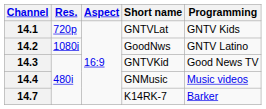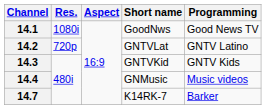(65, 29) 720p -> (66, 29) 1080i
(146, 29) GNTVLat -> (147, 29) GoodNws
(213, 29) GNTV Kids -> (223, 29) Good News TV
(66, 46) 1080i -> (65, 46) 720p
(147, 46) GoodNws -> (146, 46) GNTVLat
(223, 63) Good News TV -> (213, 63) GNTV Kids
